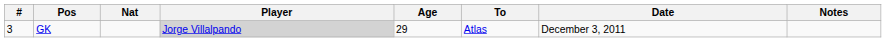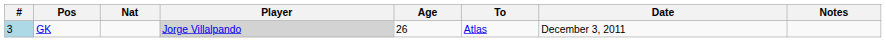(10, 29) no background -> (10, 29) lightblue background
(402, 29) 29 -> (402, 29) 26
